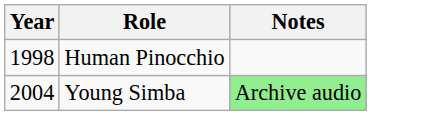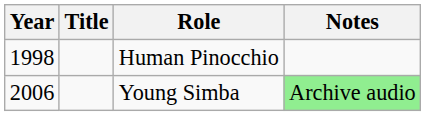+ column: (87, 22)
(32, 92) 2004 -> (32, 92) 2006
